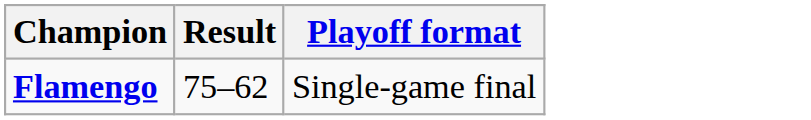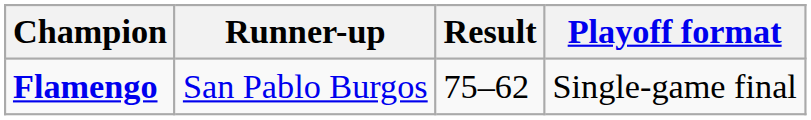+ column: (305, 31)
